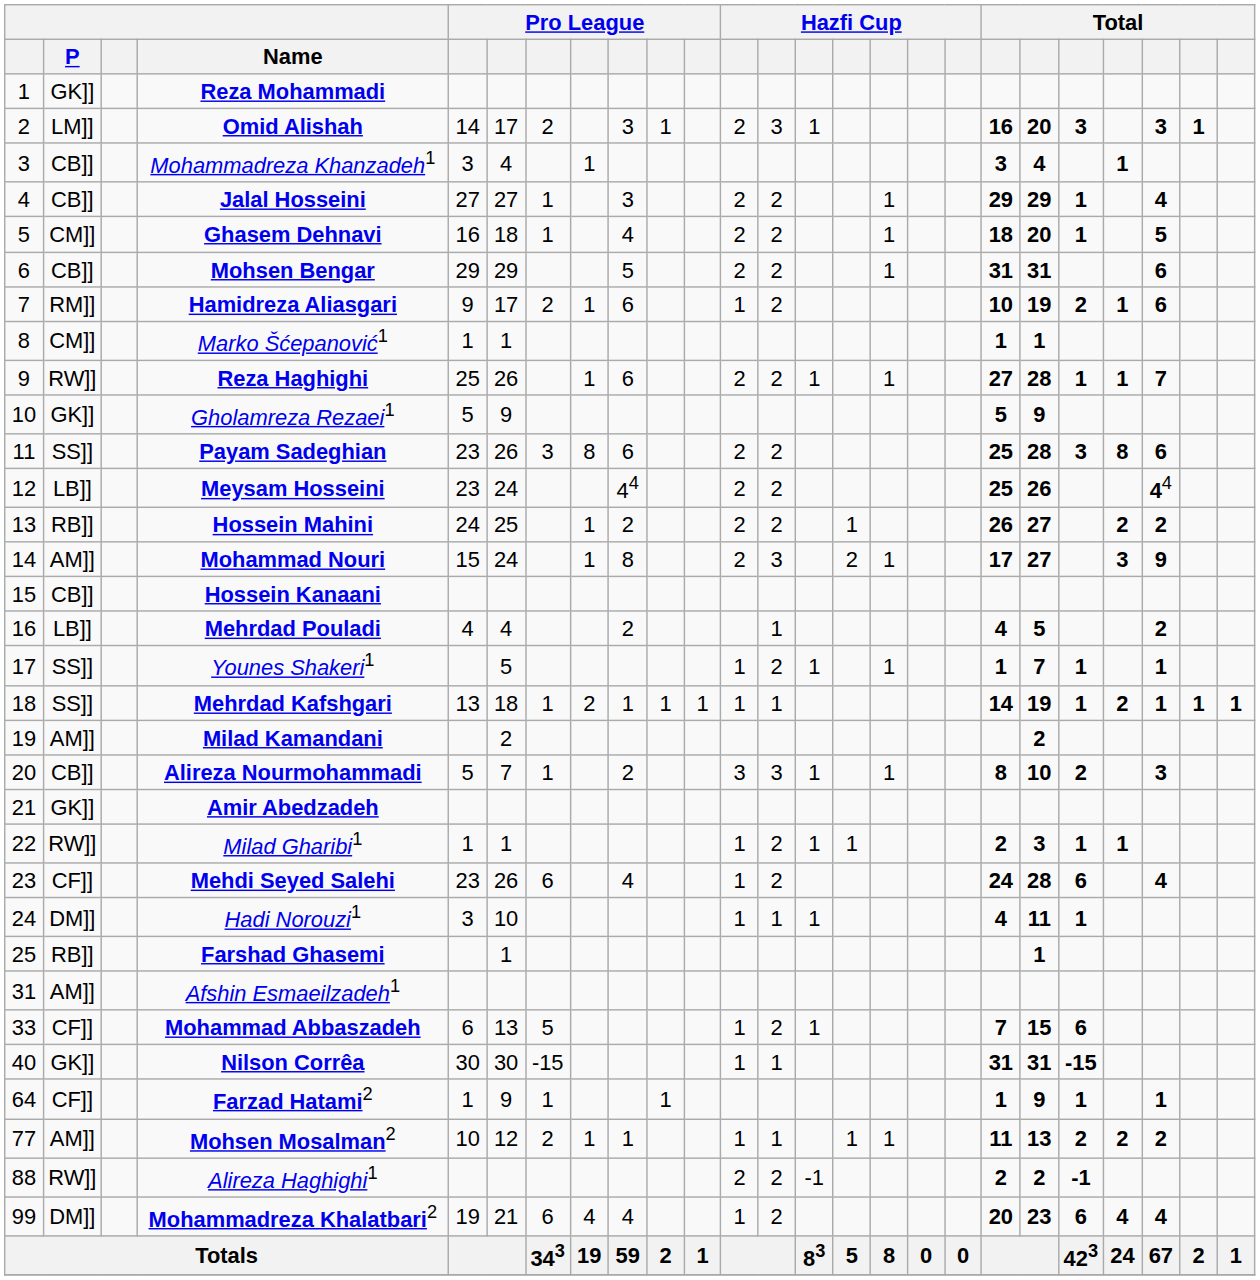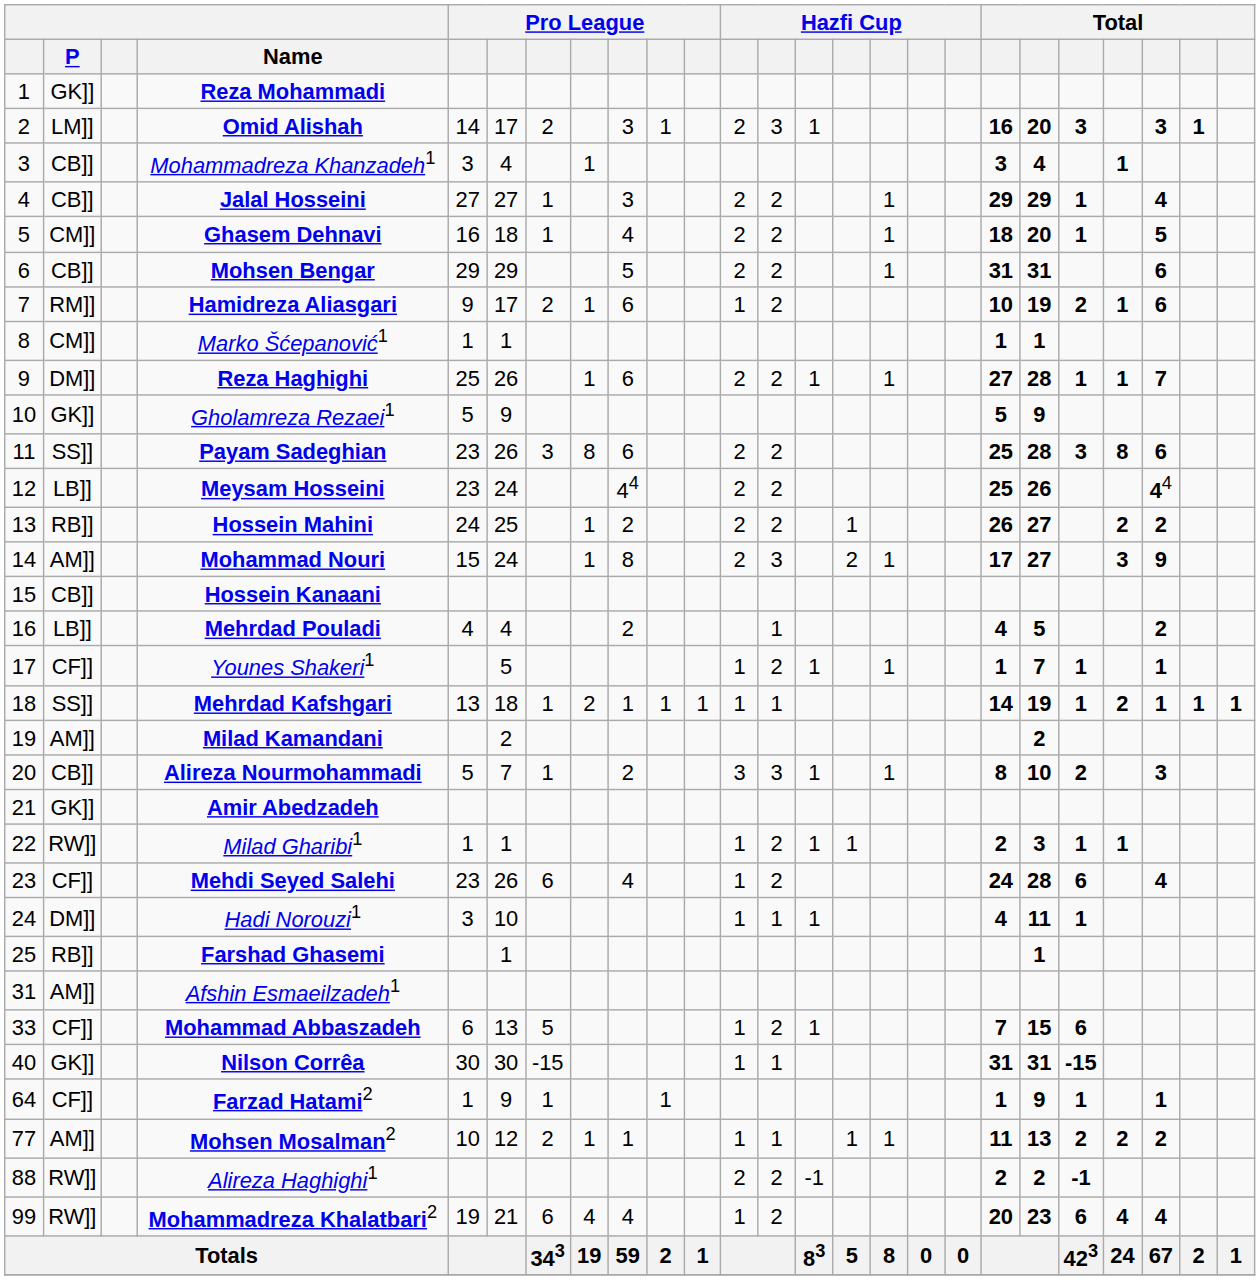(72, 378) RW]] -> (72, 378) DM]]
(72, 666) SS]] -> (72, 666) CF]]
(72, 1216) DM]] -> (72, 1216) RW]]
